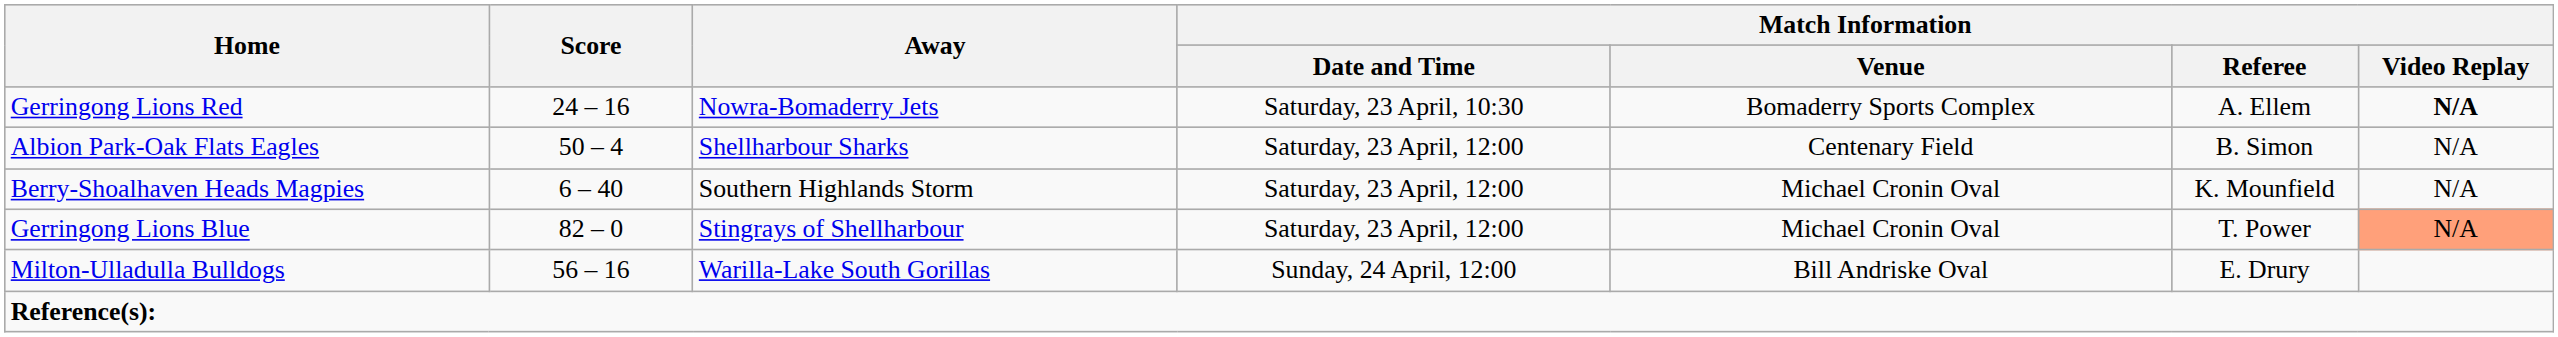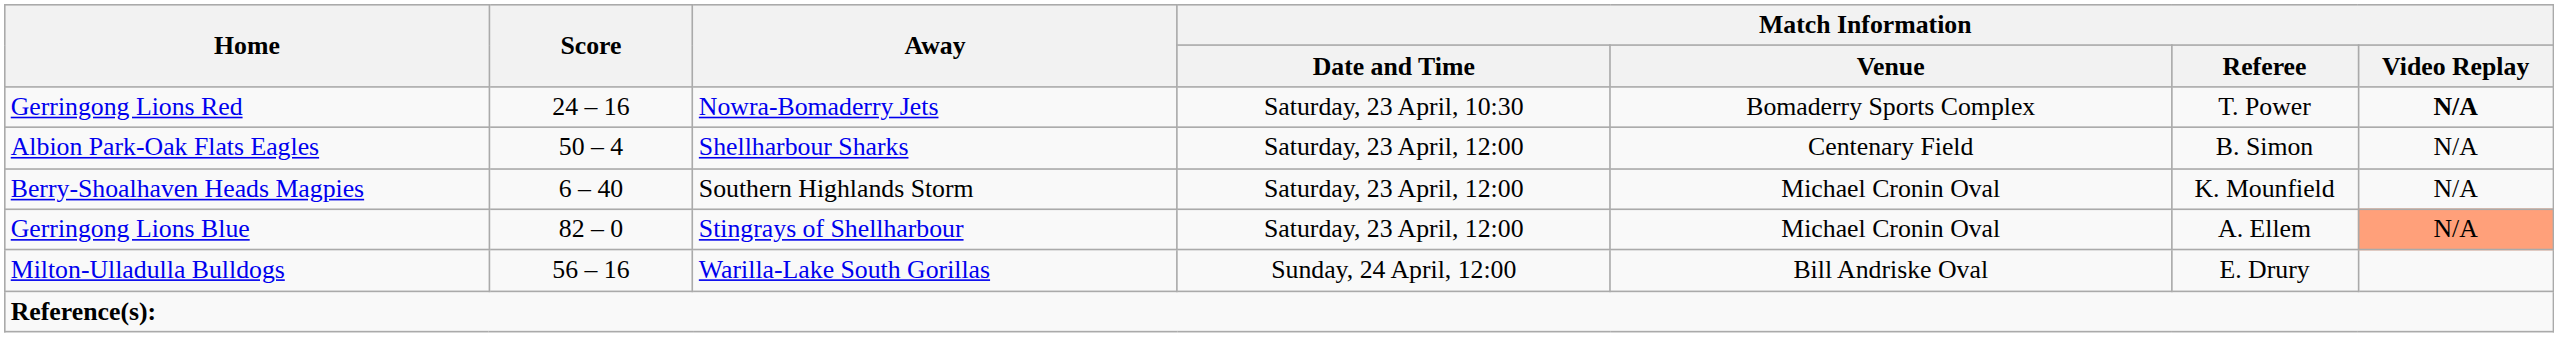(2265, 106) A. Ellem -> (2265, 106) T. Power
(2265, 229) T. Power -> (2265, 229) A. Ellem
